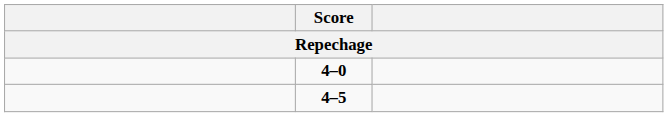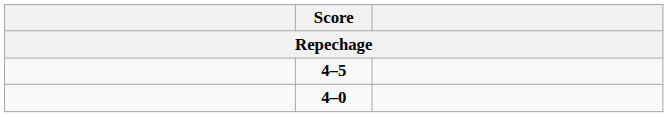rows swapped: (334, 97) <-> (334, 71)
